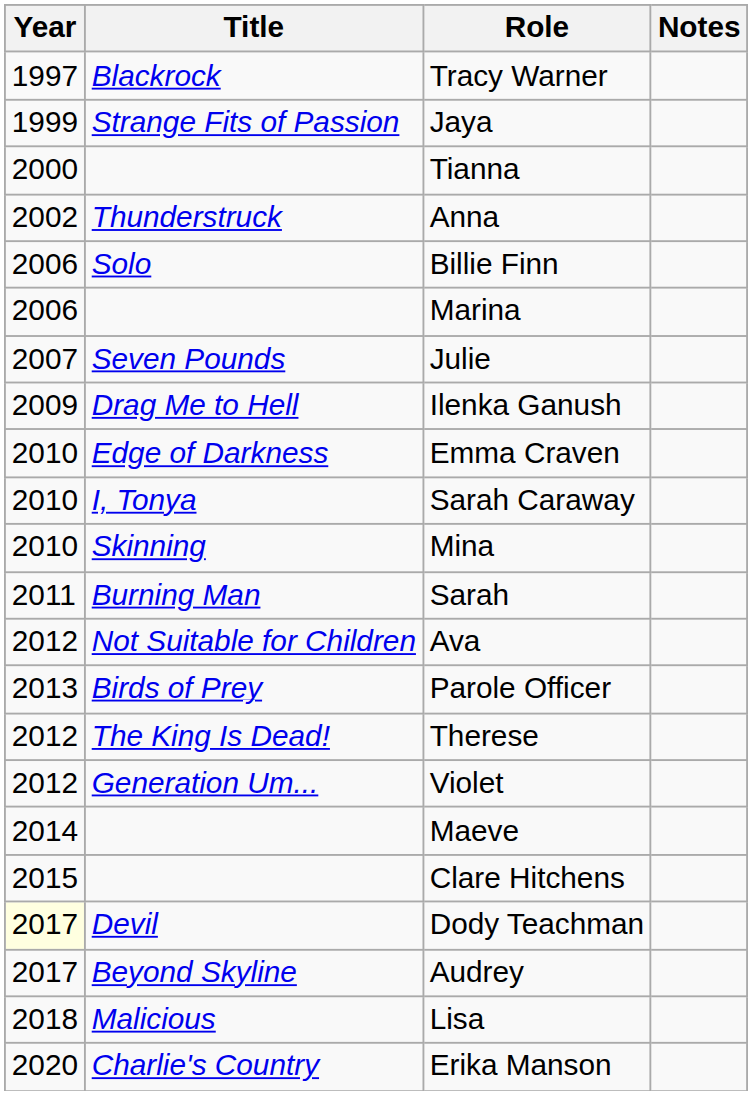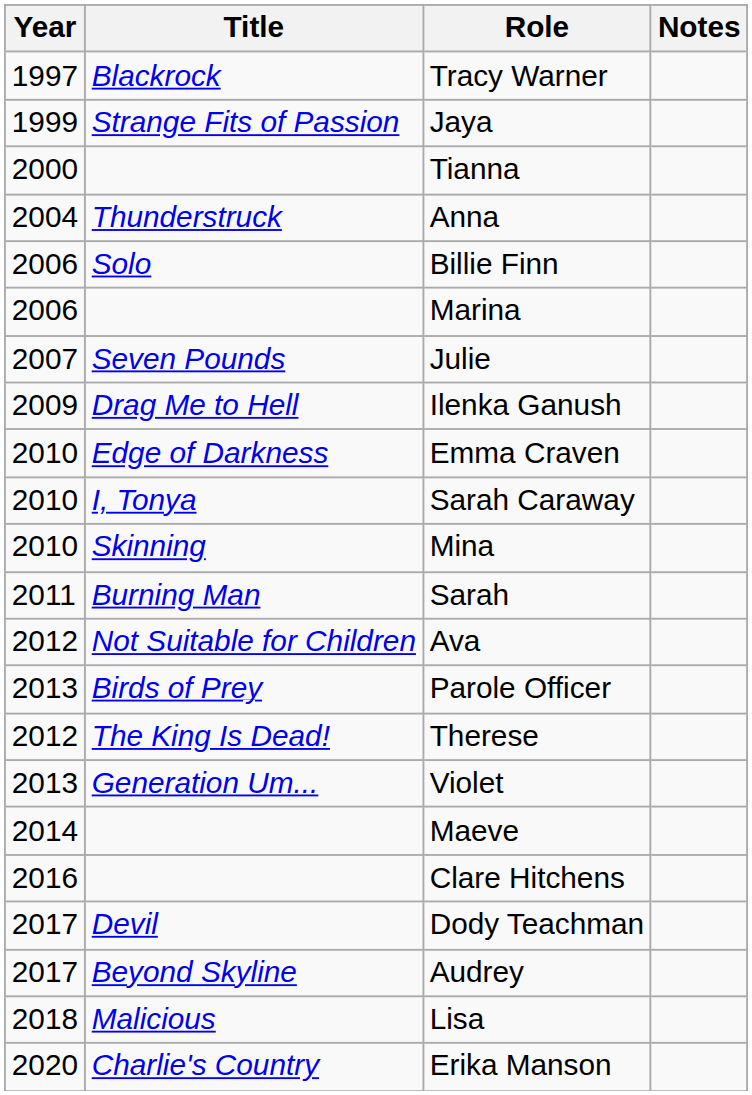(45, 216) 2002 -> (45, 216) 2004
(45, 783) 2012 -> (45, 783) 2013
(45, 877) 2015 -> (45, 877) 2016
(45, 924) lightyellow background -> (45, 924) no background
